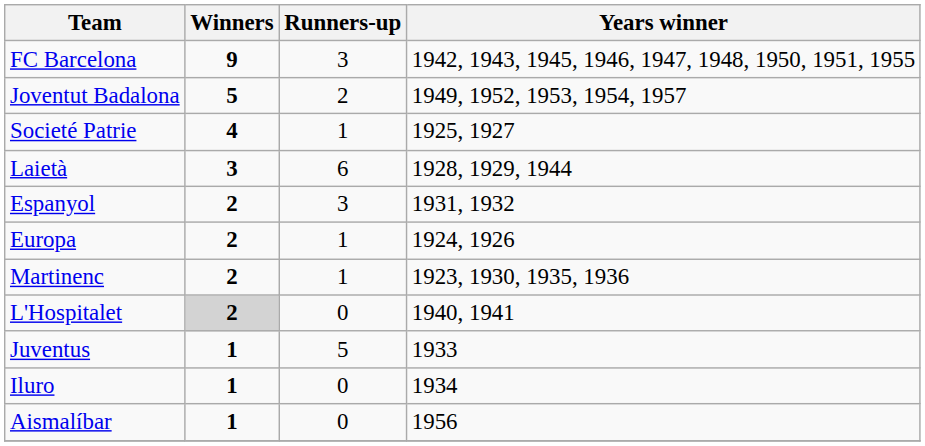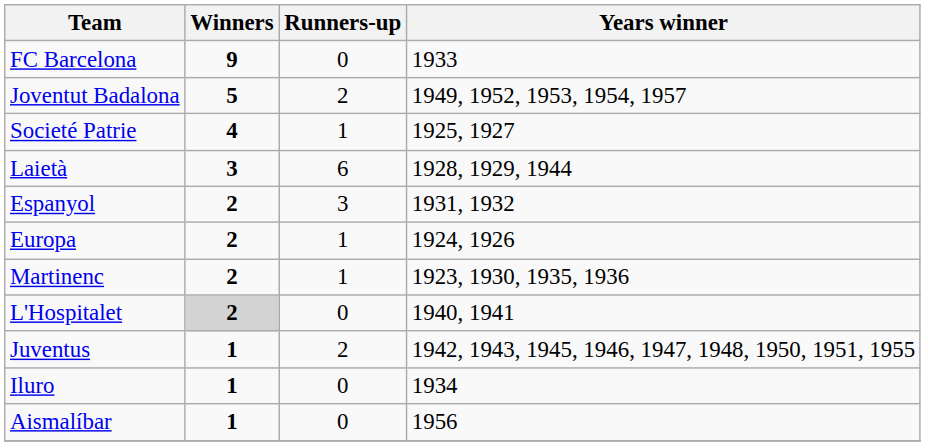(343, 58) 3 -> (343, 58) 0
(663, 58) 1942, 1943, 1945, 1946, 1947, 1948, 1950, 1951, 1955 -> (435, 58) 1933
(343, 349) 5 -> (343, 349) 2
(435, 349) 1933 -> (663, 349) 1942, 1943, 1945, 1946, 1947, 1948, 1950, 1951, 1955
